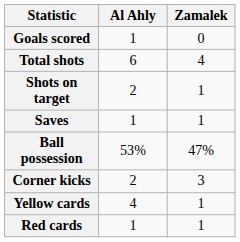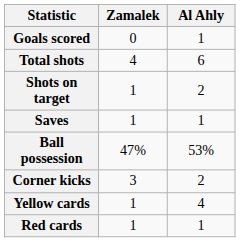columns swapped: (201, 15) <-> (133, 15)
